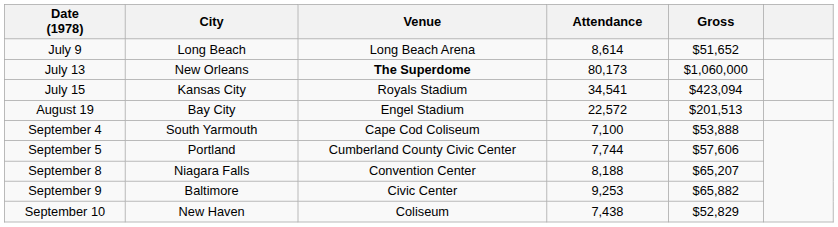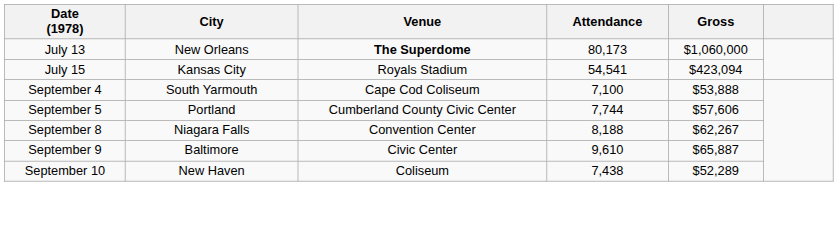- row: (65, 49)
(607, 89) 34,541 -> (607, 69) 54,541
- row: (65, 110)
(716, 171) $65,207 -> (716, 130) $62,267
(607, 191) 9,253 -> (607, 150) 9,610
(716, 191) $65,882 -> (716, 150) $65,887
(716, 211) $52,829 -> (716, 171) $52,289
